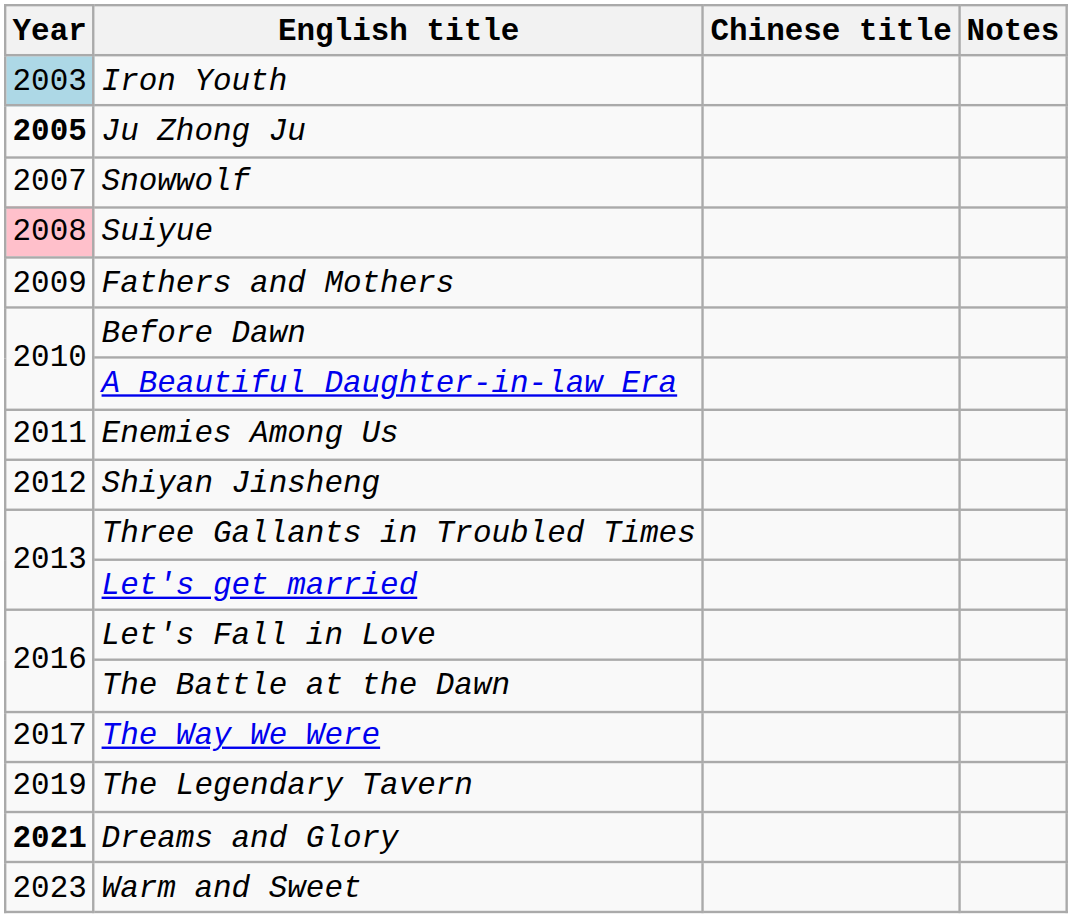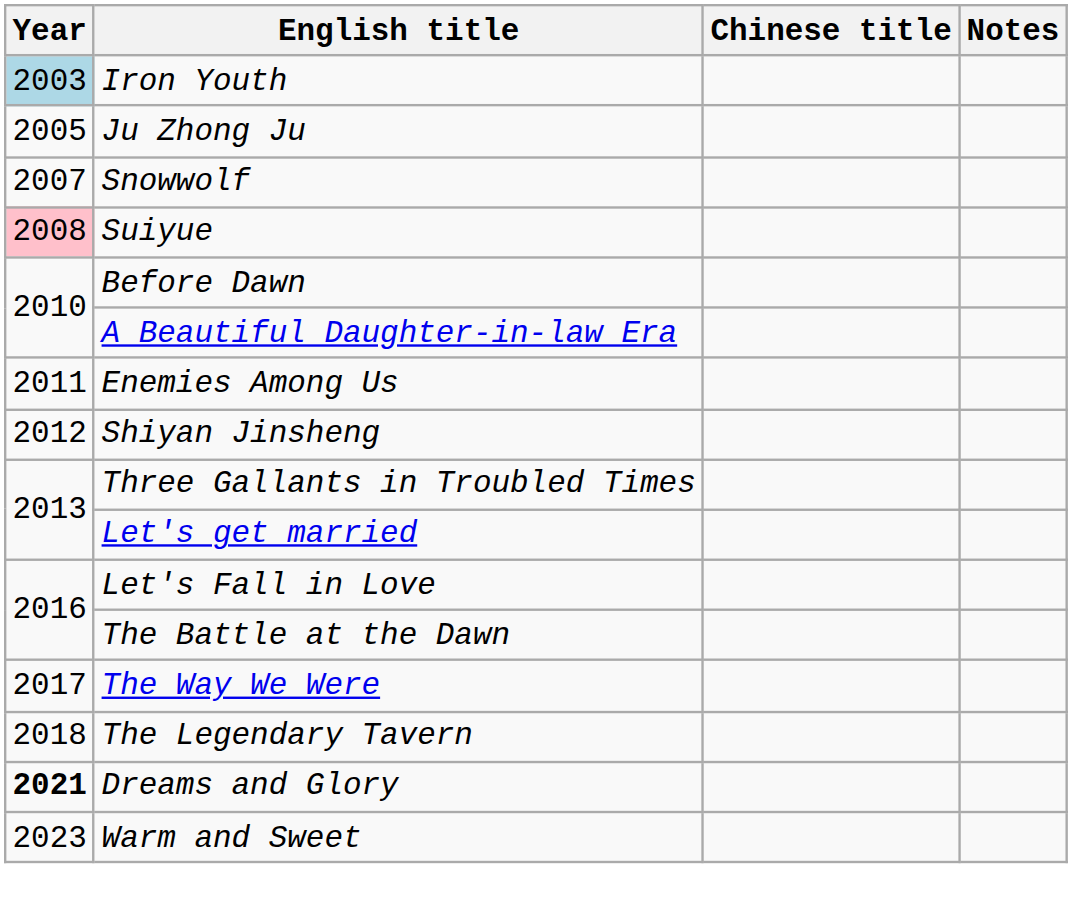(50, 131) bold -> (50, 131) normal
- row: (278, 283)
(50, 787) 2019 -> (50, 736) 2018
